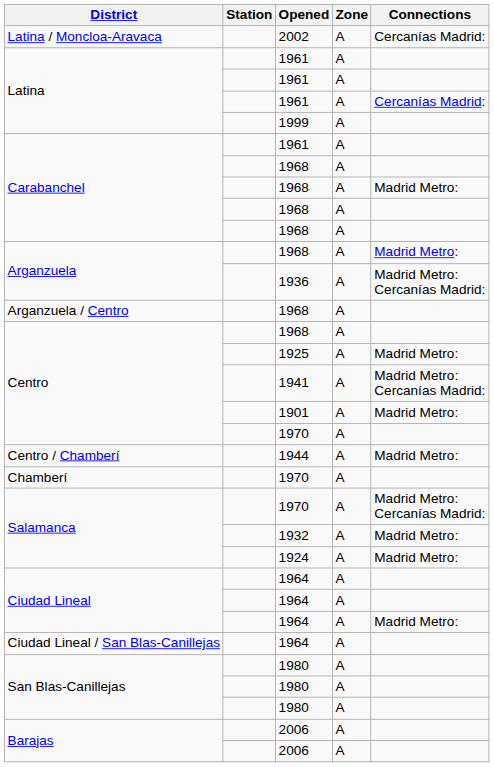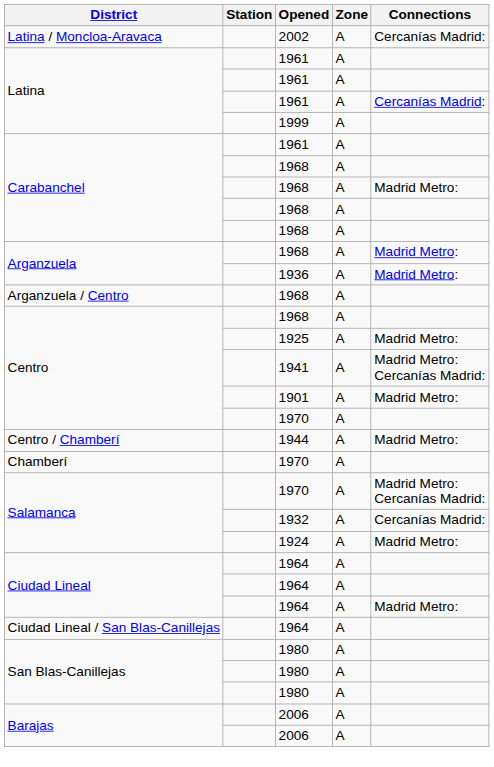(430, 281) Madrid Metro: Cercanías Madrid: -> (416, 274) Madrid Metro:
(416, 535) Madrid Metro: -> (430, 520) Cercanías Madrid:
